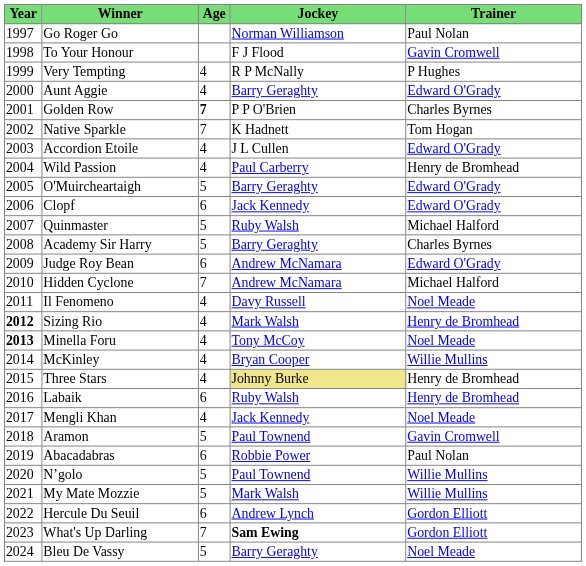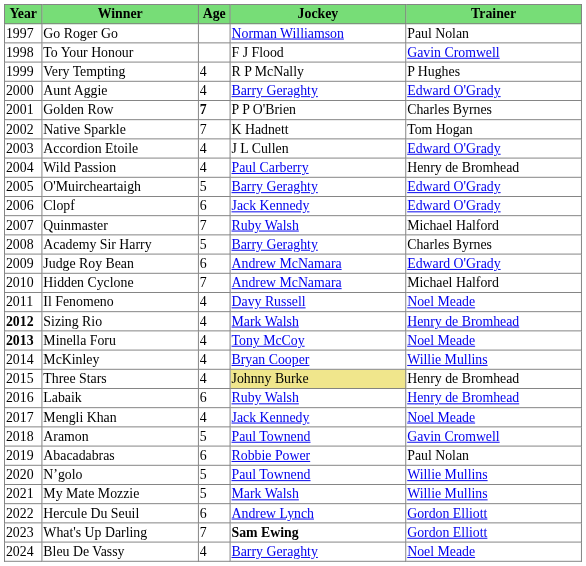(203, 225) 5 -> (203, 225) 7
(203, 551) 5 -> (203, 551) 4
